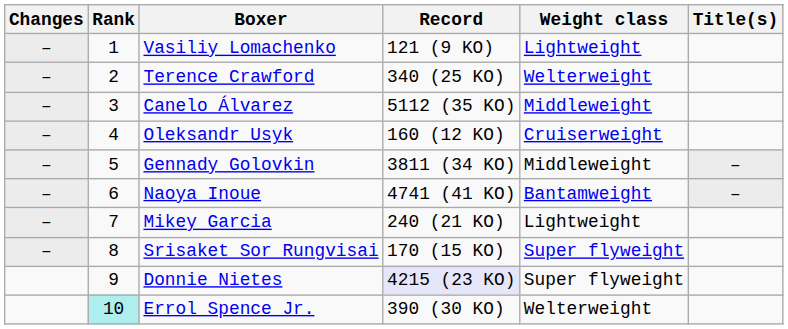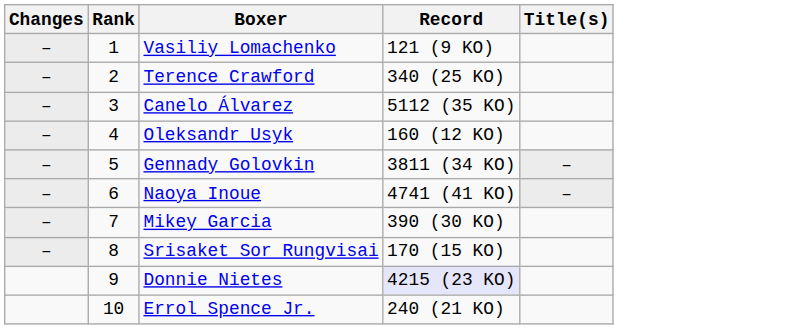- column: (604, 19)
(446, 222) 240 (21 KO) -> (446, 222) 390 (30 KO)
(114, 309) paleturquoise background -> (114, 309) no background
(446, 309) 390 (30 KO) -> (446, 309) 240 (21 KO)
